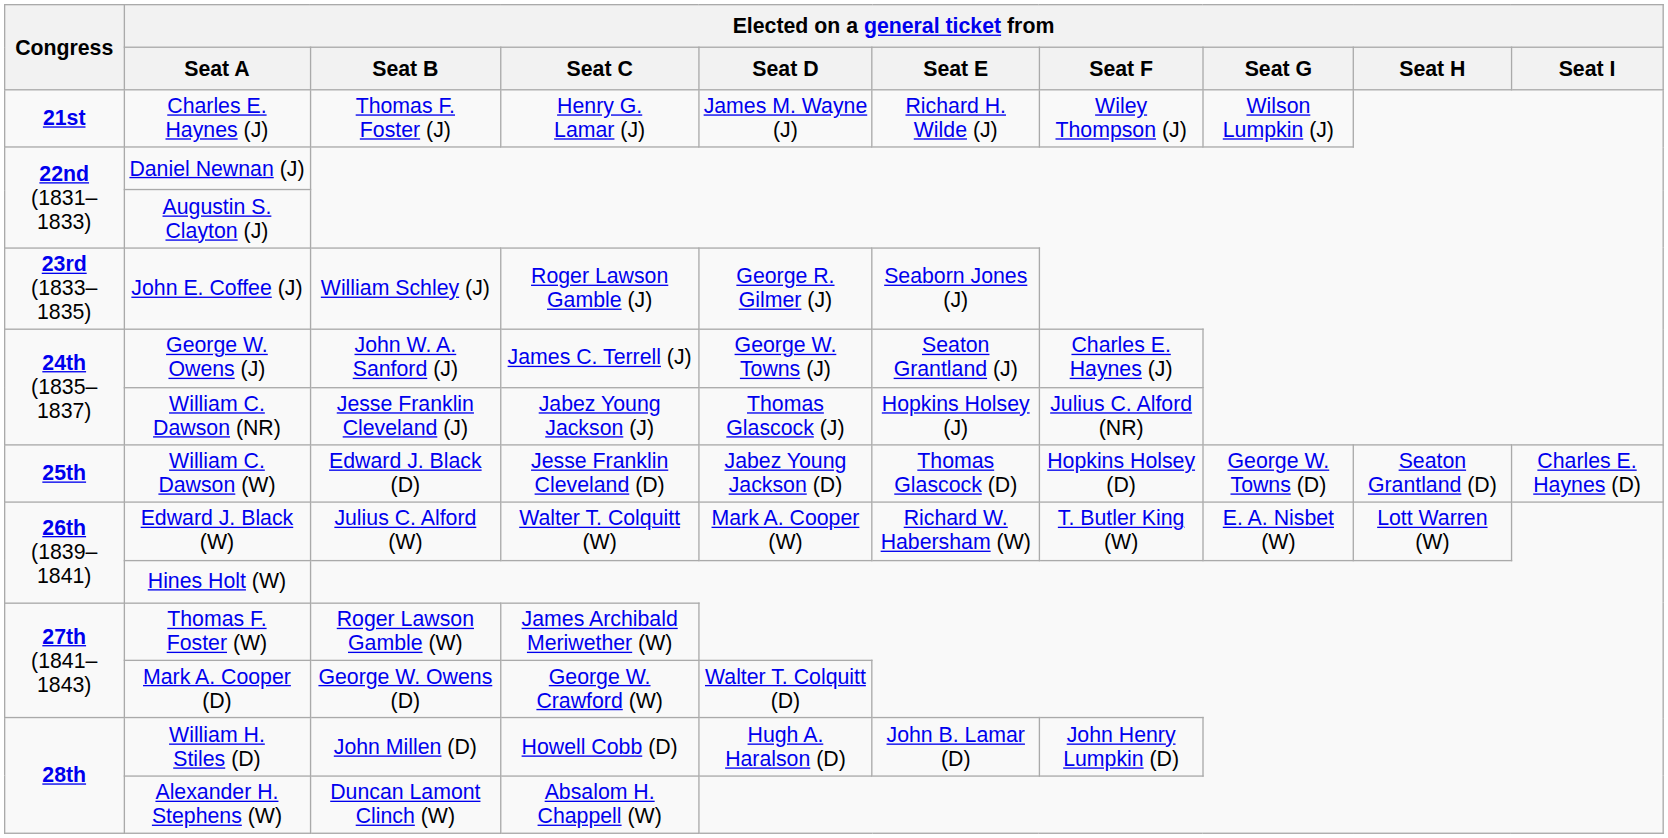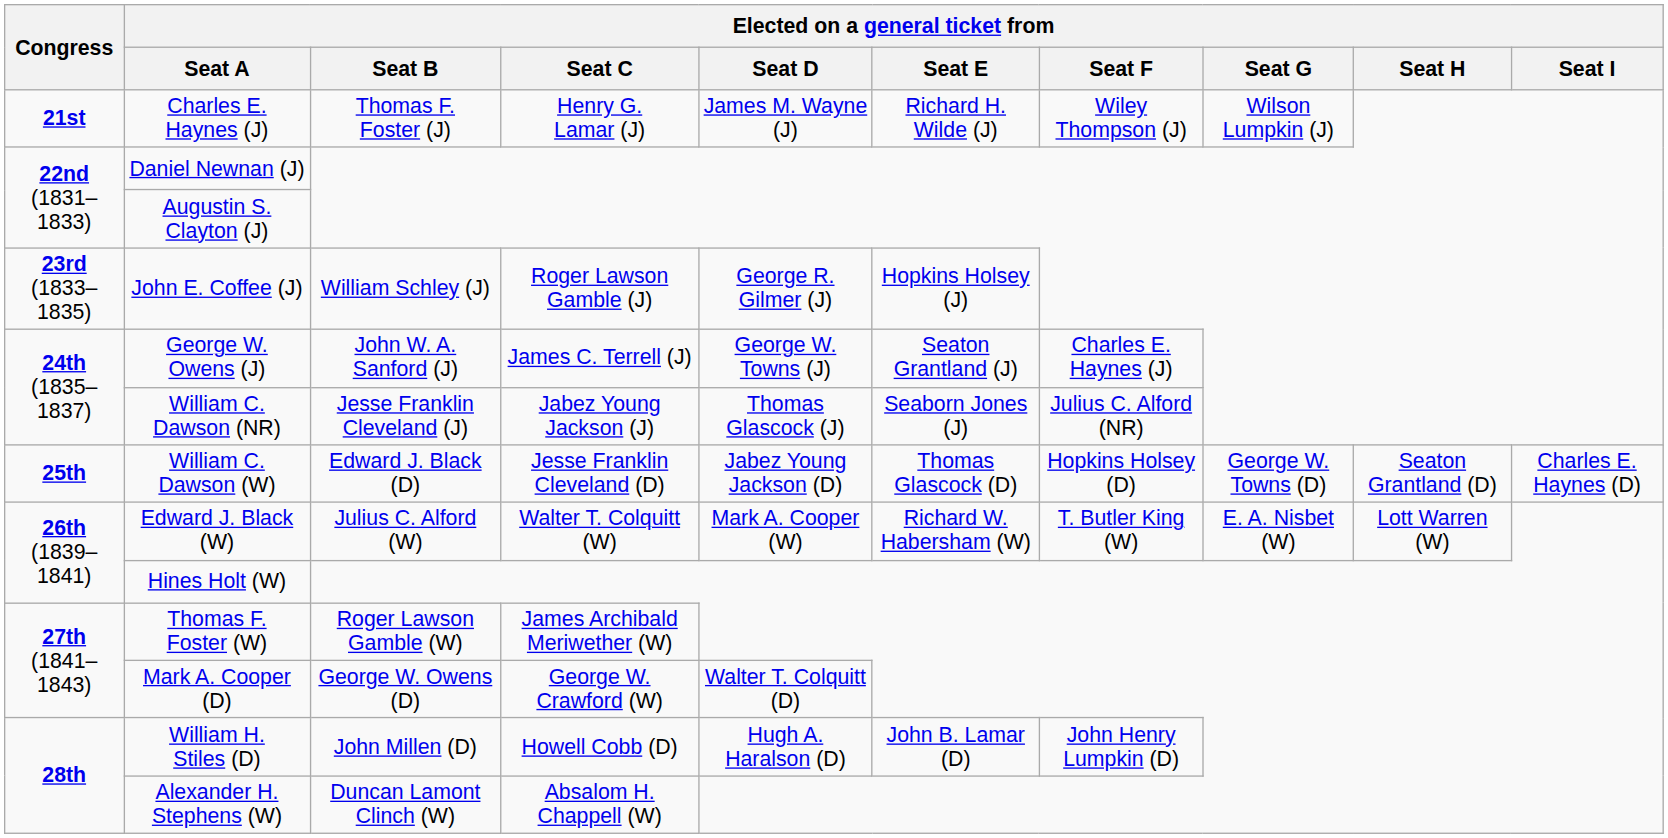(956, 288) Seaborn Jones (J) -> (956, 288) Hopkins Holsey (J)
(956, 415) Hopkins Holsey (J) -> (956, 415) Seaborn Jones (J)
